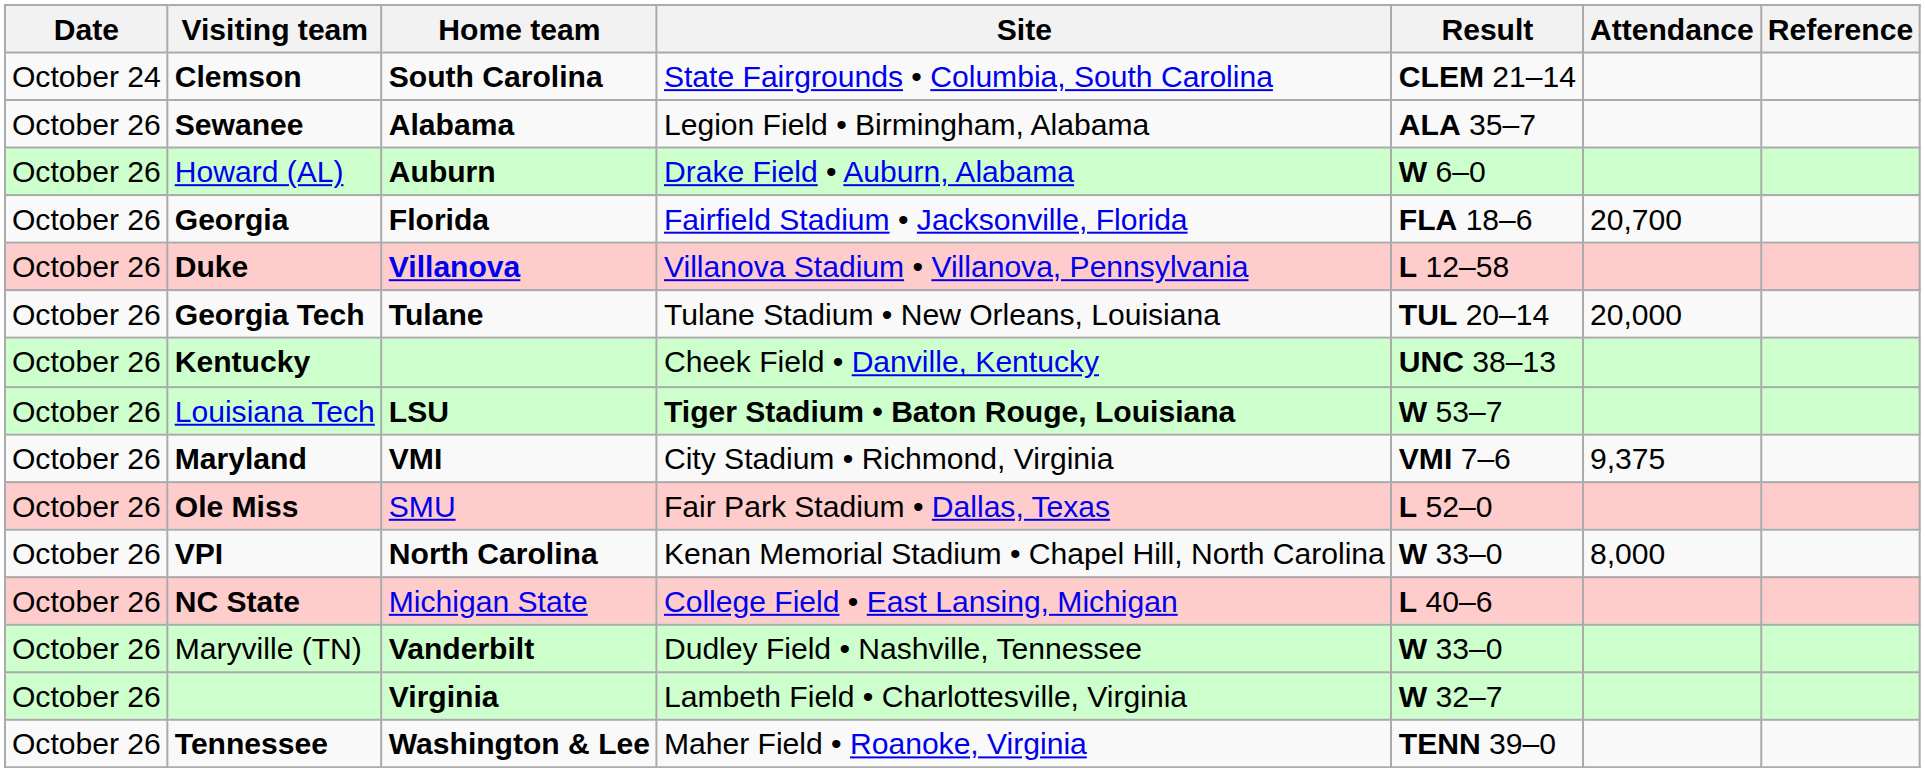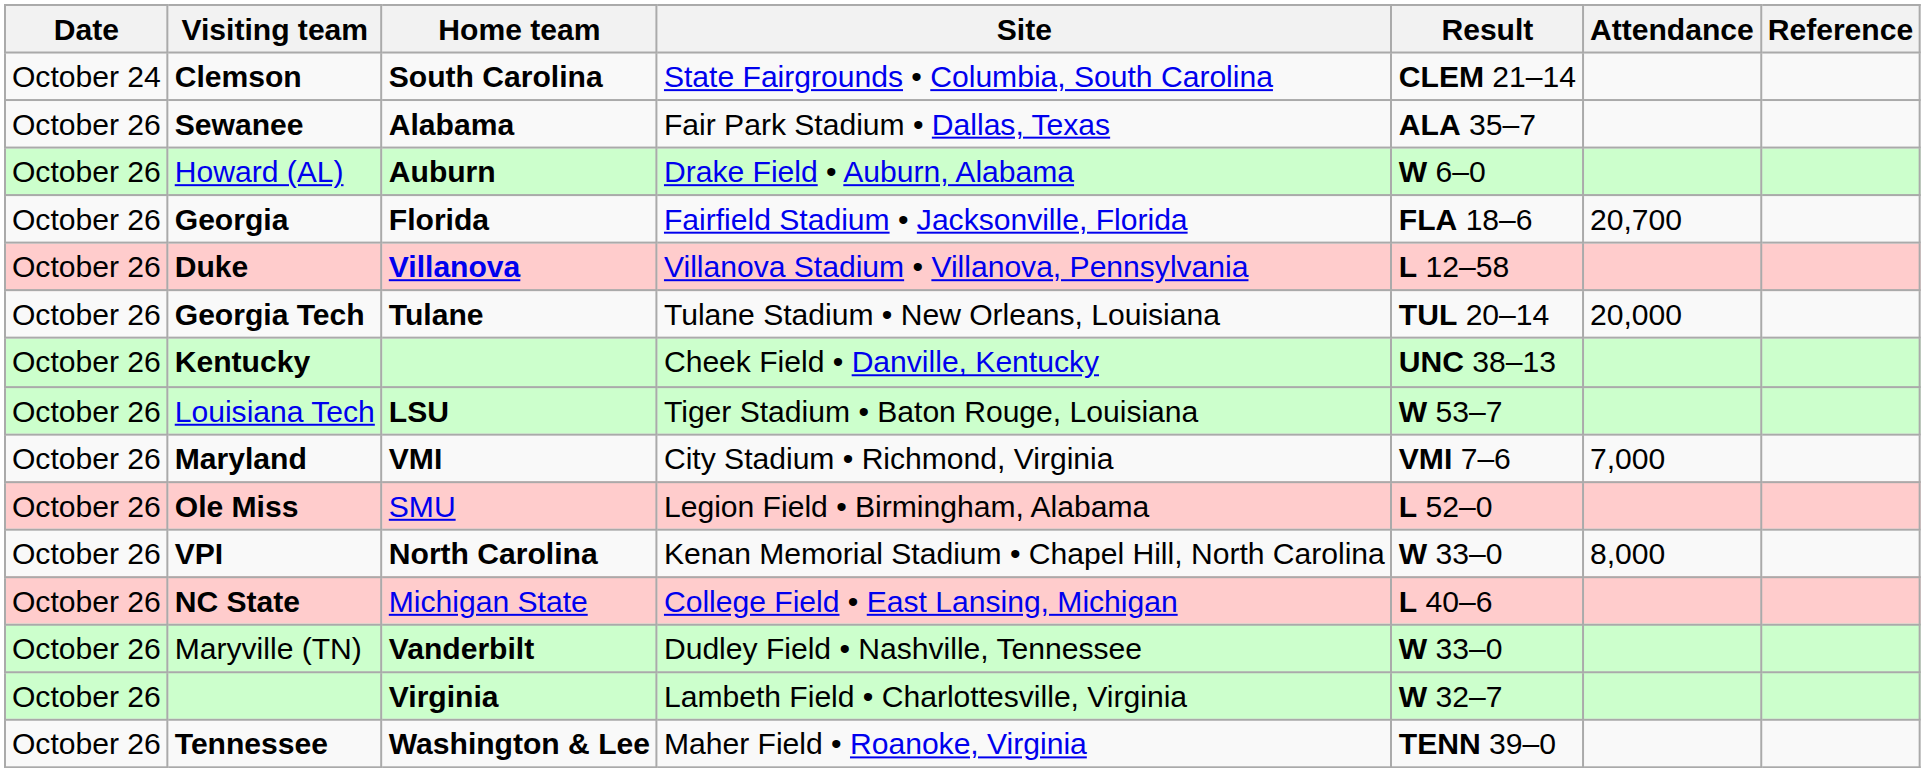(907, 124) Legion Field • Birmingham, Alabama -> (887, 124) Fair Park Stadium • Dallas, Texas
(950, 410) bold -> (931, 410) normal
(1628, 458) 9,375 -> (1628, 458) 7,000
(887, 505) Fair Park Stadium • Dallas, Texas -> (907, 505) Legion Field • Birmingham, Alabama
